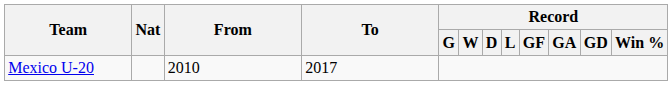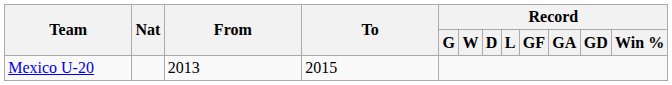(184, 67) 2010 -> (184, 67) 2013
(321, 67) 2017 -> (321, 67) 2015
